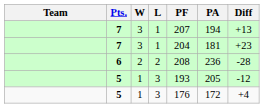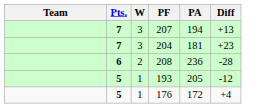- column: (158, 12)
